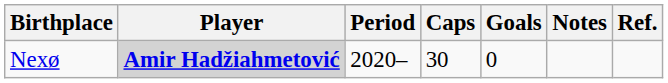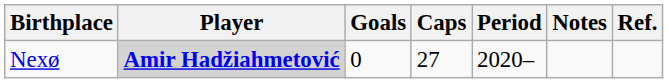columns swapped: (383, 22) <-> (514, 22)
(437, 58) 30 -> (428, 58) 27
